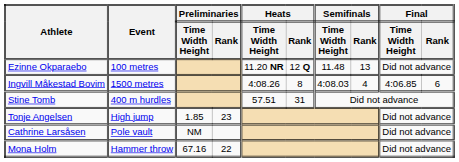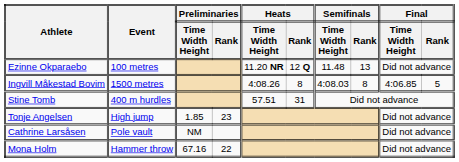(365, 84) 4 -> (365, 84) 8
(437, 84) 6 -> (437, 84) 5
